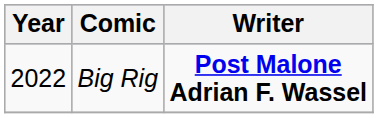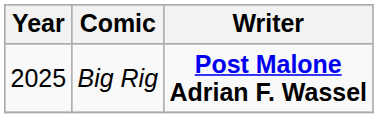(38, 77) 2022 -> (38, 77) 2025
